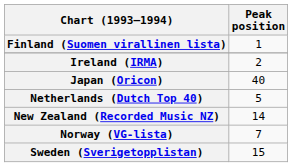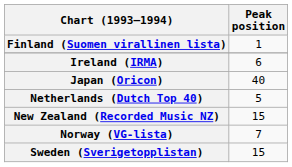(258, 62) 2 -> (258, 62) 6
(258, 116) 14 -> (258, 116) 15
